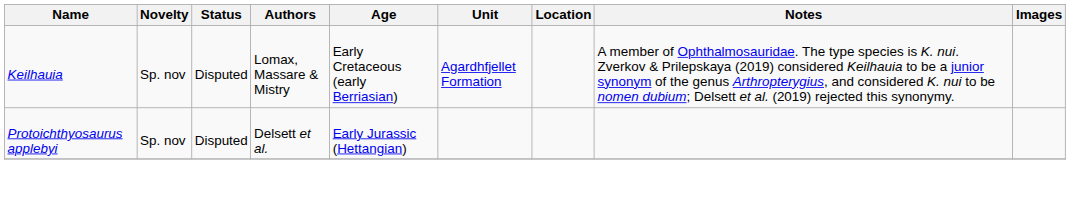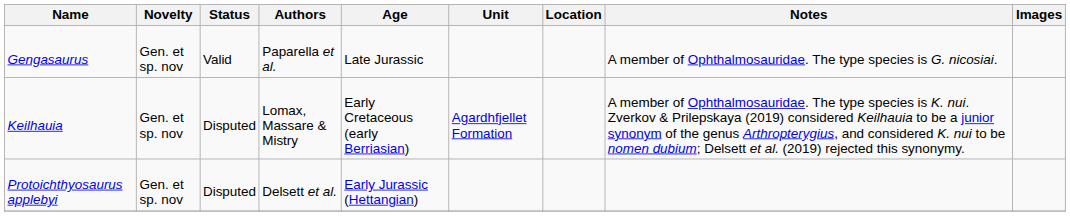+ row: (48, 59)
(163, 74) Sp. nov -> (162, 125) Gen. et sp. nov
(163, 140) Sp. nov -> (162, 192) Gen. et sp. nov
